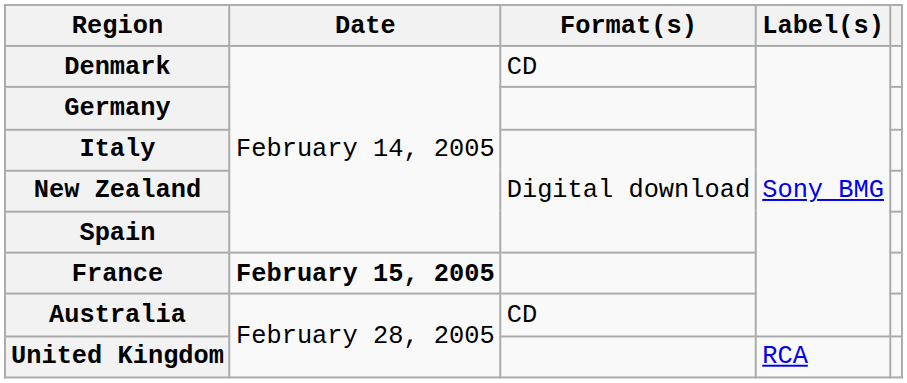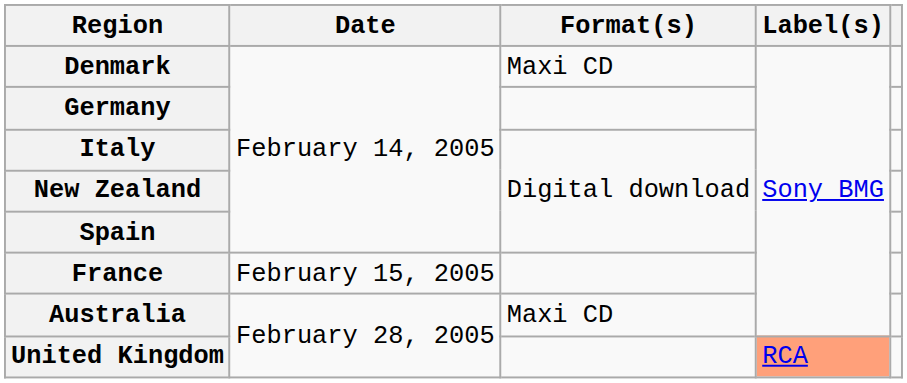(522, 67) CD -> (560, 67) Maxi CD
(365, 274) bold -> (365, 274) normal
(522, 315) CD -> (560, 315) Maxi CD
(785, 356) no background -> (785, 356) lightsalmon background
